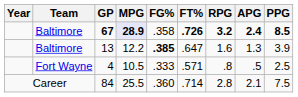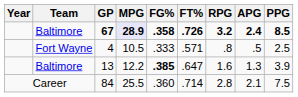(164, 31) normal -> (164, 31) bold
rows swapped: (107, 48) <-> (111, 66)
